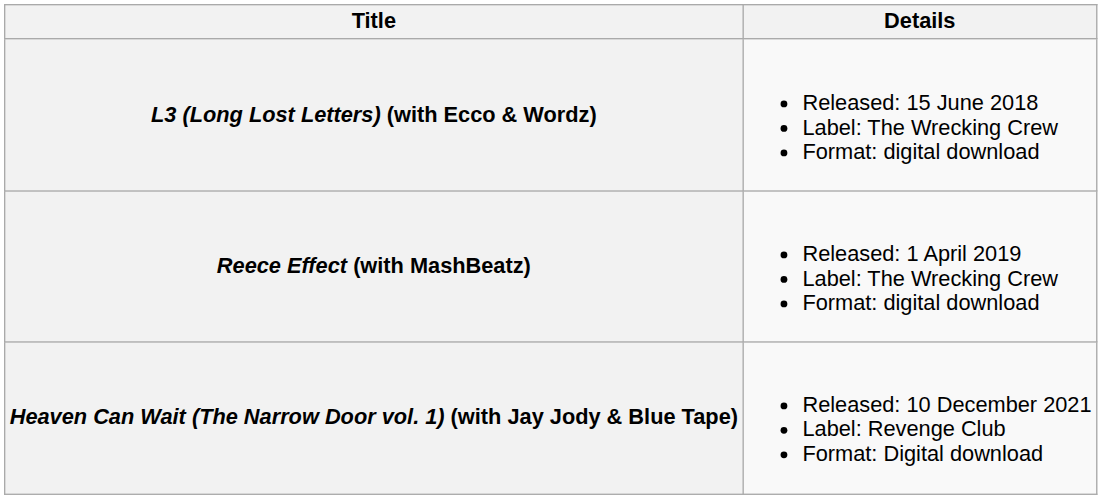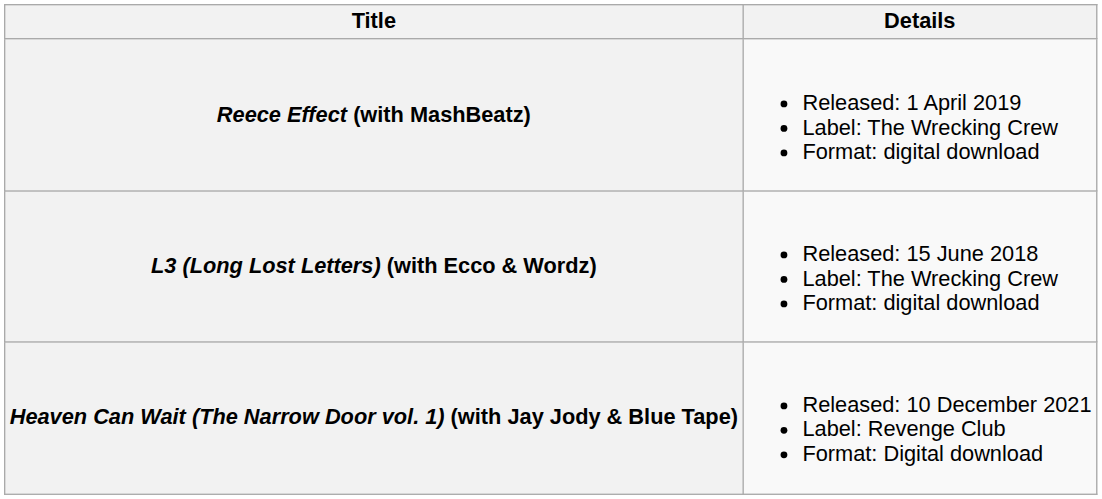rows swapped: (374, 114) <-> (374, 266)
